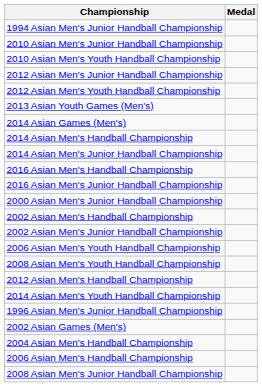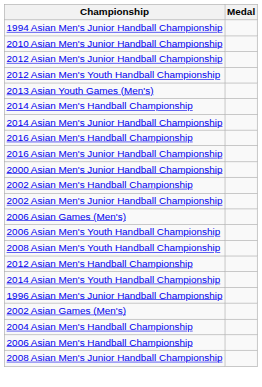- row: (113, 59)
- row: (66, 122)
+ row: (66, 216)
